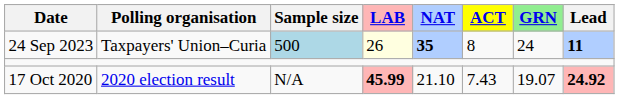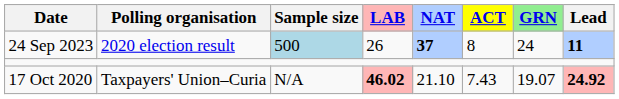(184, 44) Taxpayers' Union–Curia -> (168, 44) 2020 election result
(375, 44) lightyellow background -> (375, 44) no background
(425, 44) 35 -> (425, 44) 37
(168, 79) 2020 election result -> (184, 79) Taxpayers' Union–Curia
(385, 79) 45.99 -> (385, 79) 46.02
